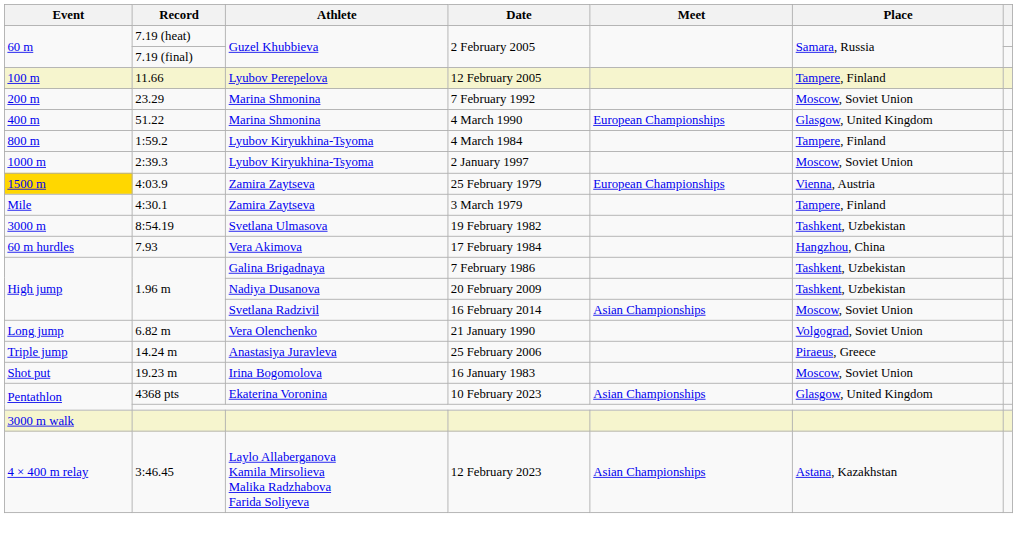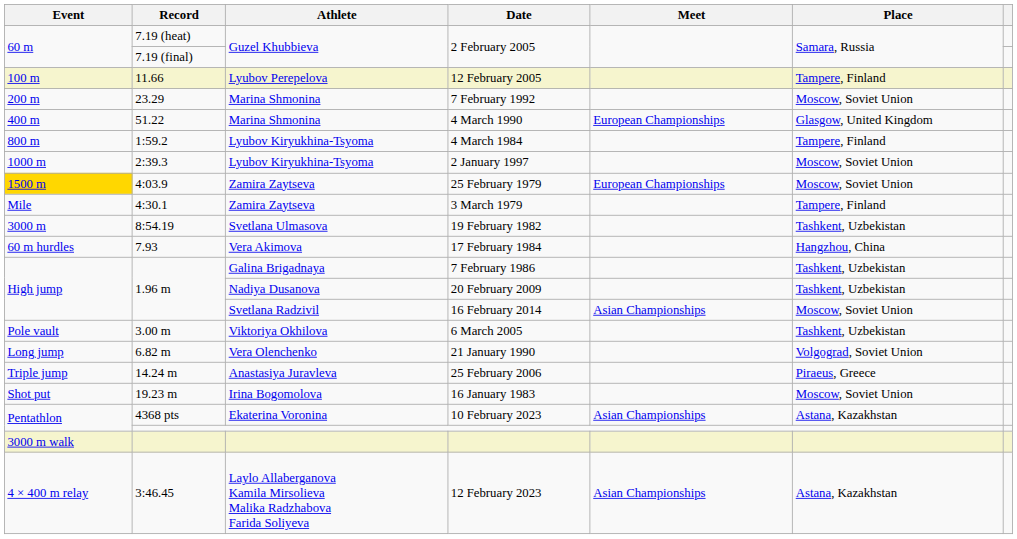(835, 183) Vienna, Austria -> (854, 183) Moscow, Soviet Union
+ row: (153, 331)
(864, 394) Glasgow, United Kingdom -> (846, 415) Astana, Kazakhstan
